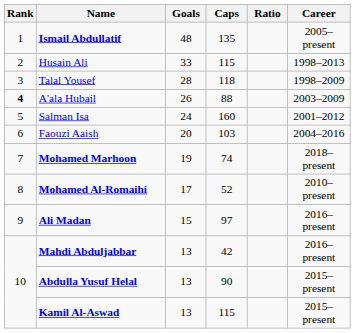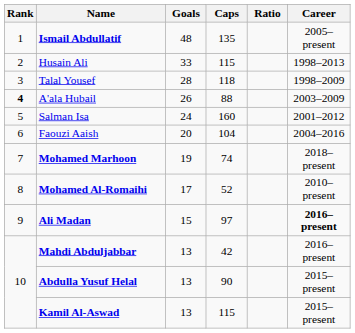(227, 134) 103 -> (227, 134) 104
(319, 220) normal -> (319, 220) bold
